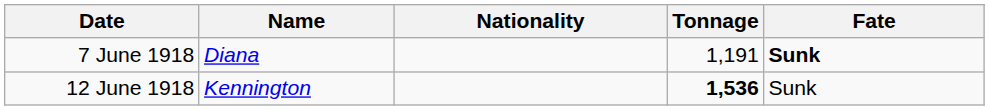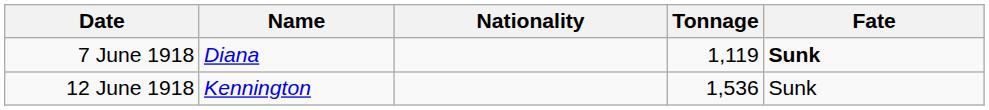(732, 54) 1,191 -> (733, 54) 1,119
(732, 88) bold -> (732, 88) normal
